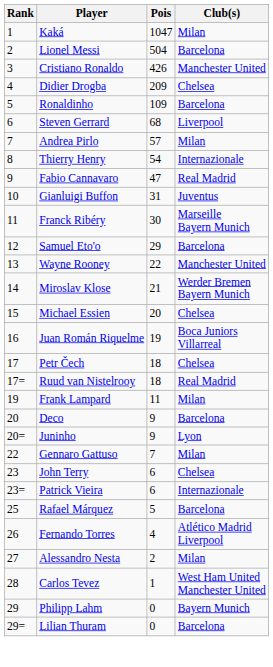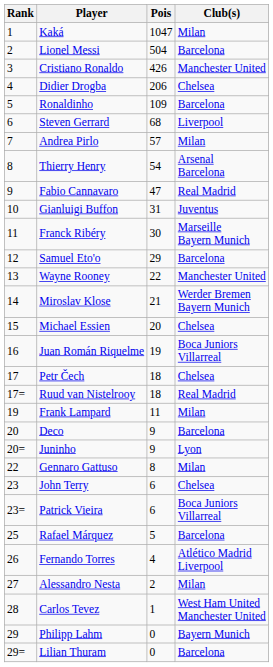(158, 86) 209 -> (158, 86) 206
(211, 159) Internazionale -> (201, 166) Arsenal Barcelona
(152, 454) 7 -> (152, 467) 8
(211, 490) Internazionale -> (208, 510) Boca Juniors Villarreal
